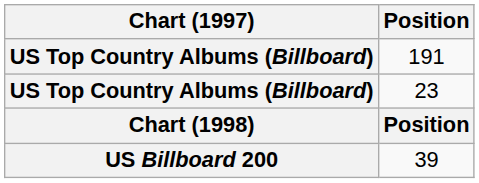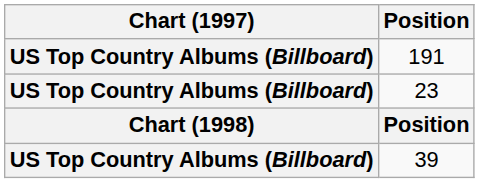(192, 159) US Billboard 200 -> (192, 159) US Top Country Albums (Billboard)
